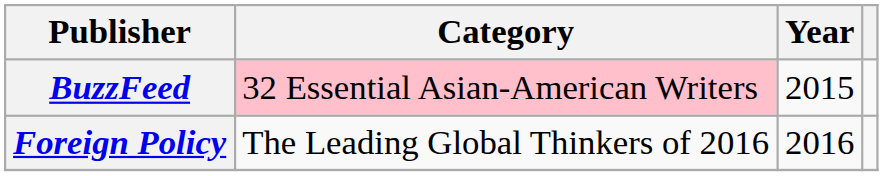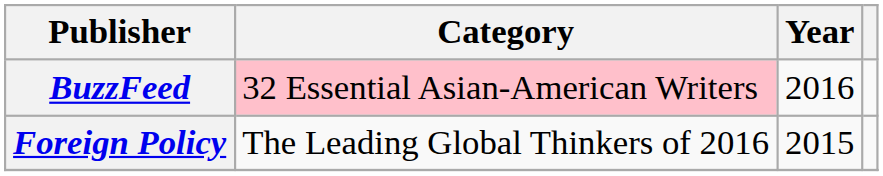(820, 87) 2015 -> (820, 87) 2016
(820, 142) 2016 -> (820, 142) 2015
